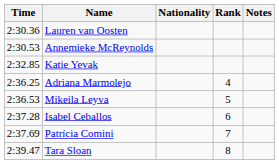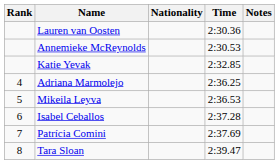columns swapped: (228, 13) <-> (23, 13)
